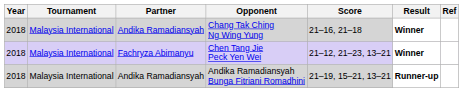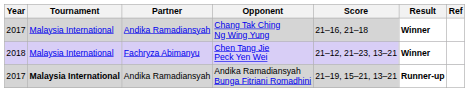(16, 30) 2018 -> (16, 30) 2017
(16, 76) 2018 -> (16, 76) 2017
(72, 76) normal -> (75, 76) bold
